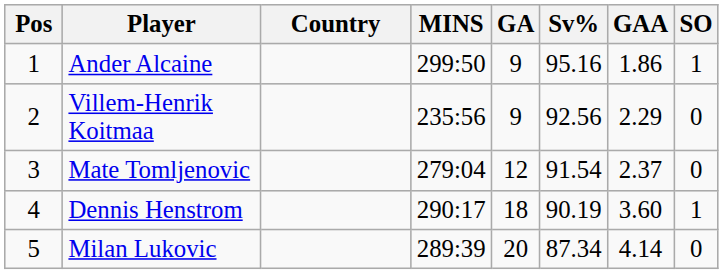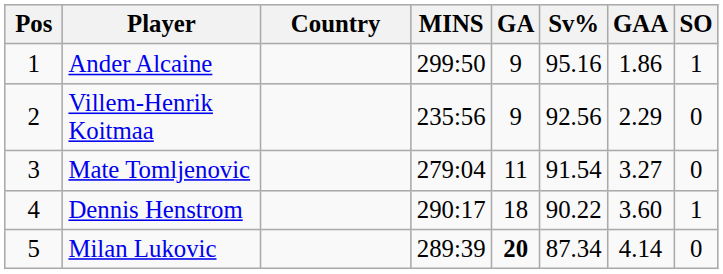(516, 170) 12 -> (516, 170) 11
(641, 170) 2.37 -> (641, 170) 3.27
(574, 209) 90.19 -> (574, 209) 90.22
(516, 248) normal -> (516, 248) bold
